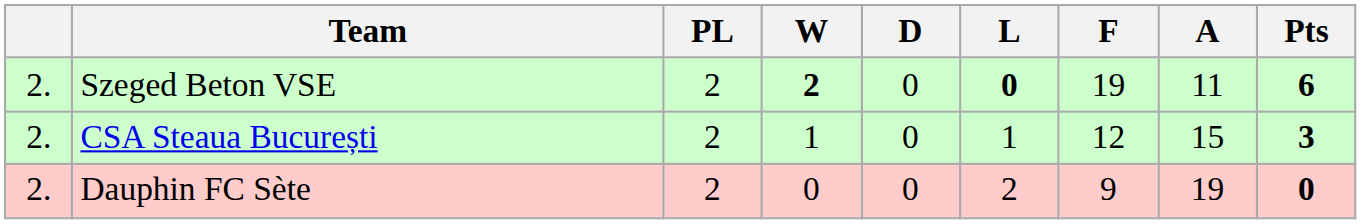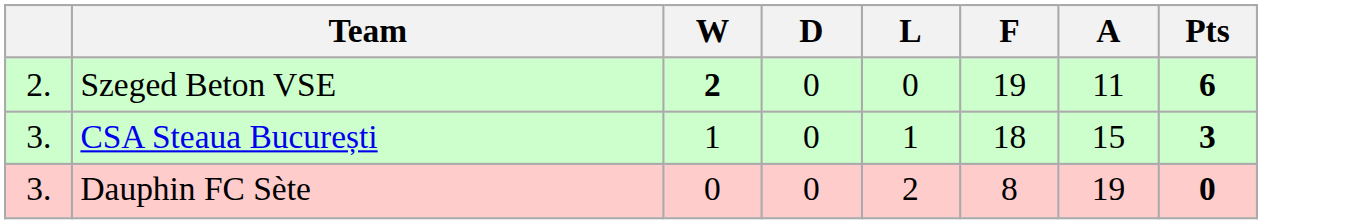- column: (712, 31)
(1009, 84) bold -> (910, 84) normal
(39, 137) 2. -> (39, 137) 3.
(1108, 137) 12 -> (1009, 137) 18
(39, 190) 2. -> (39, 190) 3.
(1108, 190) 9 -> (1009, 190) 8
